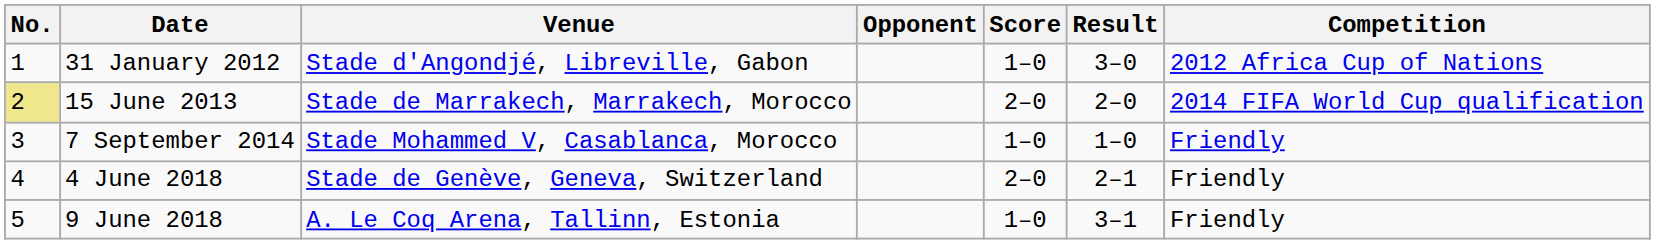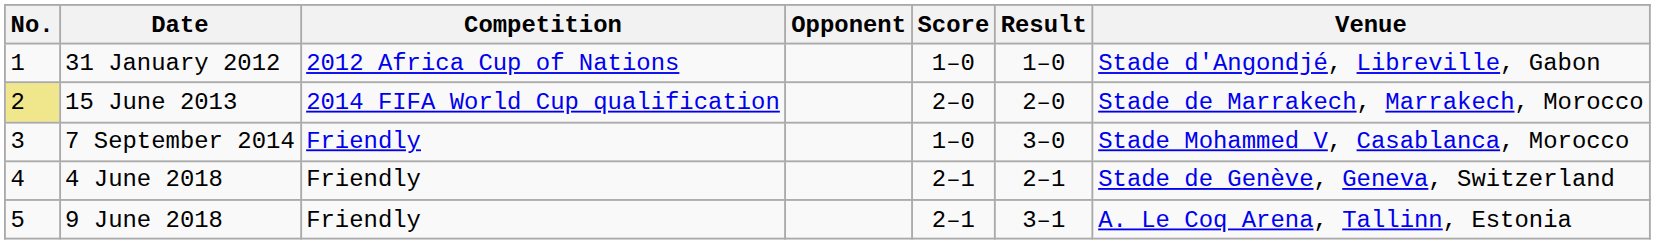columns swapped: (579, 24) <-> (1407, 24)
(1116, 63) 3–0 -> (1044, 63) 1–0
(1116, 141) 1–0 -> (1044, 141) 3–0
(1025, 180) 2–0 -> (953, 180) 2–1
(1025, 219) 1–0 -> (953, 219) 2–1
